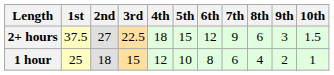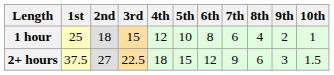rows swapped: (33, 59) <-> (33, 37)
